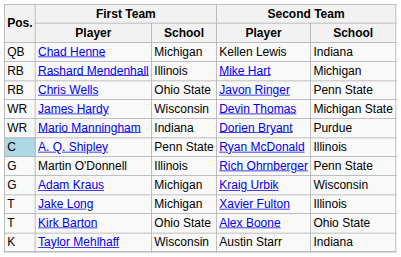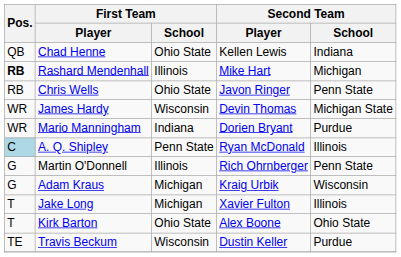(178, 52) Michigan -> (183, 52) Ohio State
(15, 71) normal -> (16, 71) bold
+ row: (77, 242)
- row: (79, 242)
